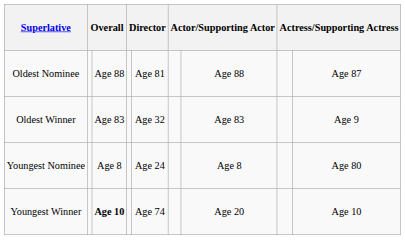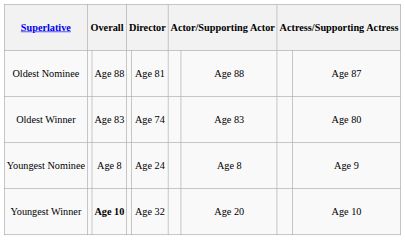(150, 119) Age 32 -> (150, 119) Age 74
(346, 119) Age 9 -> (346, 119) Age 80
(346, 165) Age 80 -> (346, 165) Age 9
(150, 211) Age 74 -> (150, 211) Age 32
